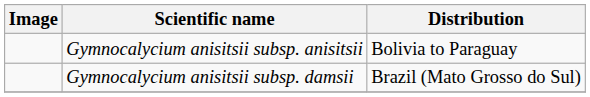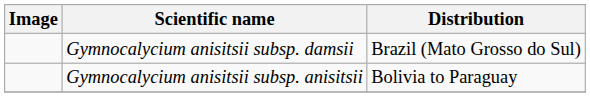rows swapped: (215, 48) <-> (210, 77)
